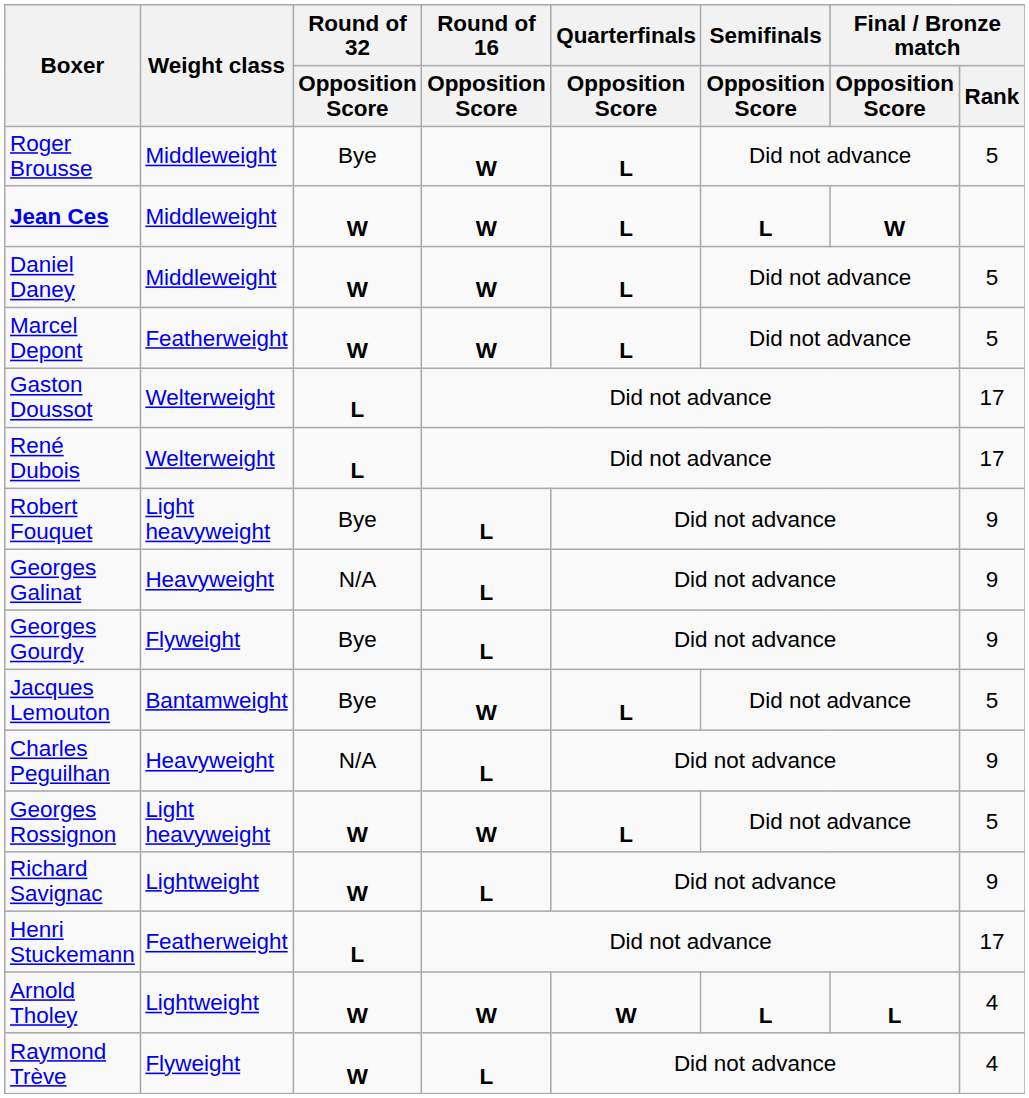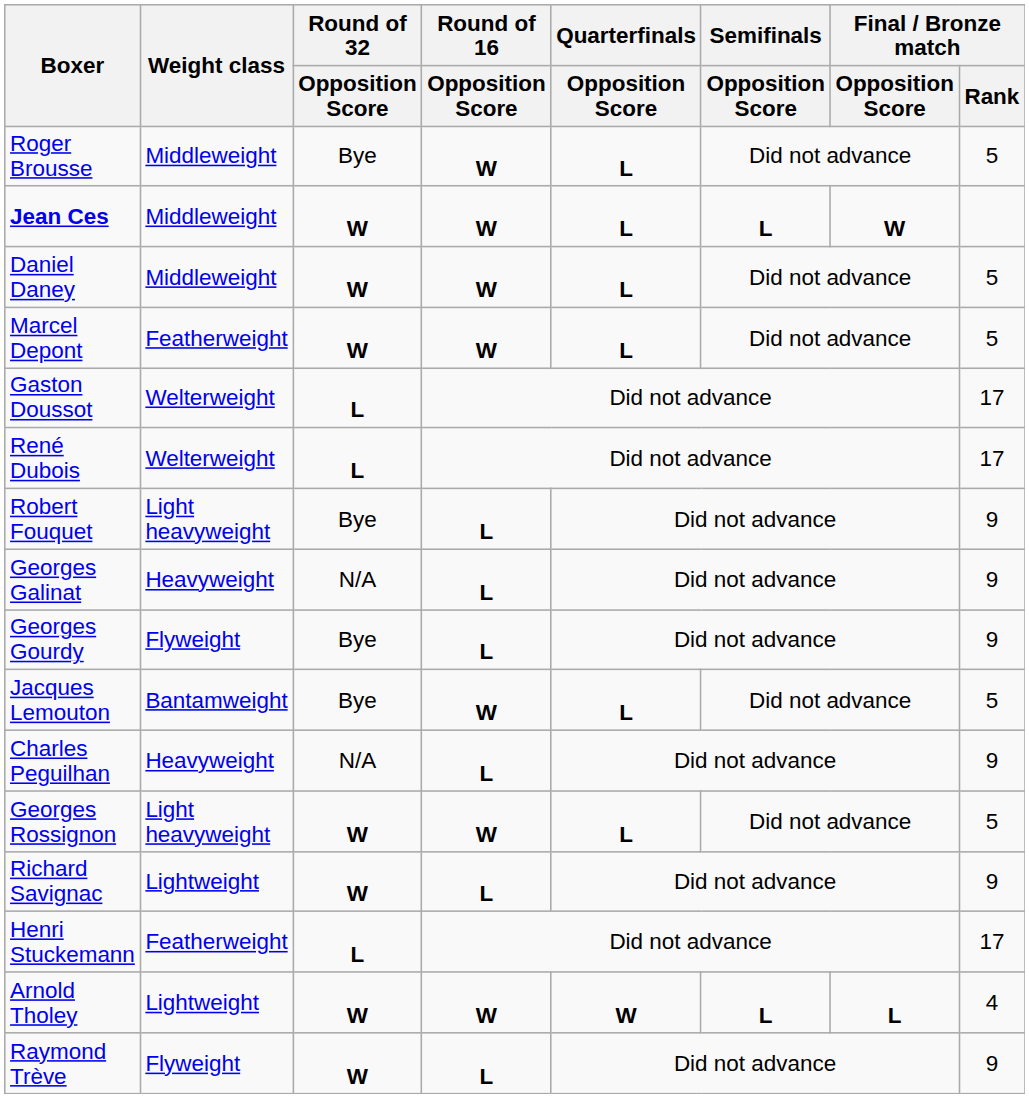(992, 1063) 4 -> (992, 1063) 9
